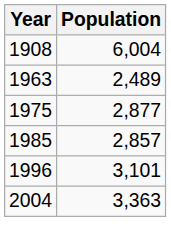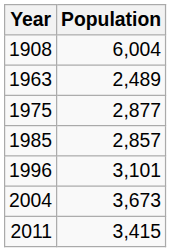(137, 201) 3,363 -> (137, 201) 3,673
+ row: (31, 231)
